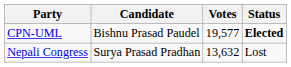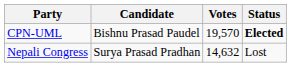(223, 33) 19,577 -> (223, 33) 19,570
(223, 52) 13,632 -> (223, 52) 14,632
